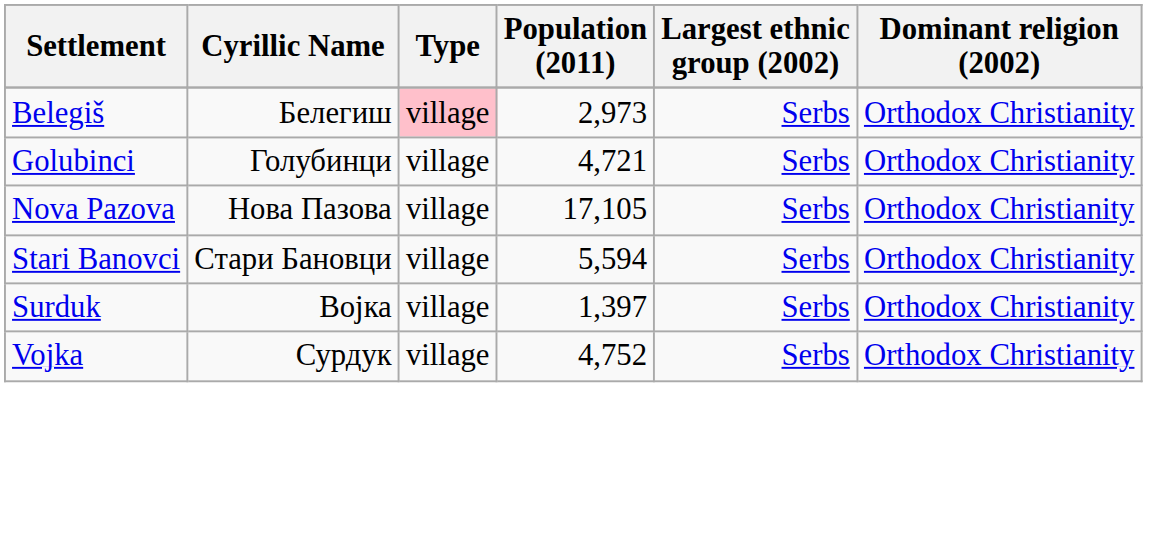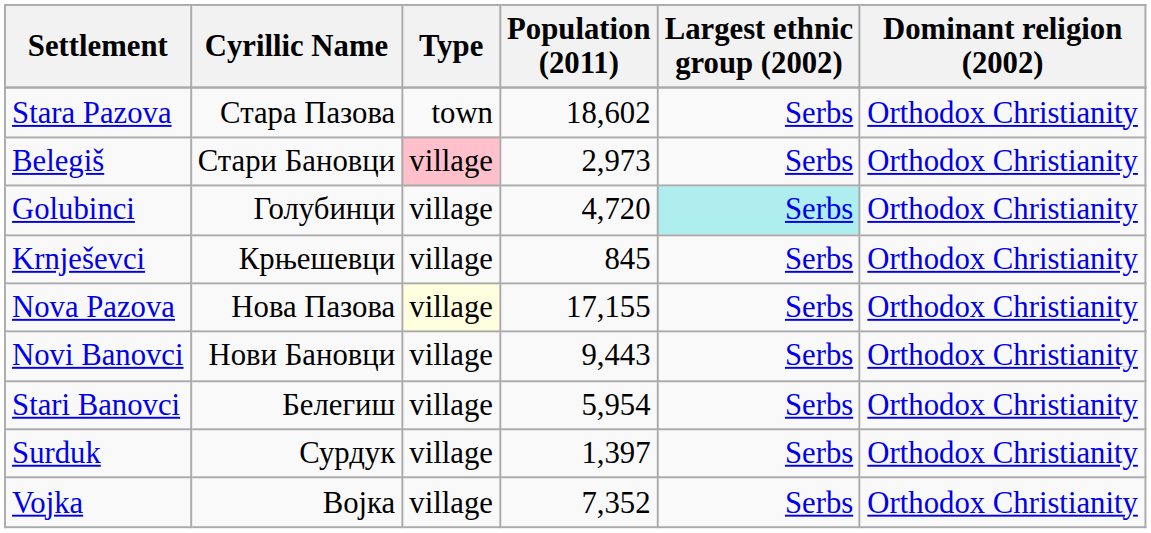+ row: (92, 112)
(335, 112) Белегиш -> (296, 160) Стари Бановци
(613, 160) 4,721 -> (616, 209) 4,720
(816, 160) no background -> (819, 209) paleturquoise background
+ row: (79, 258)
(448, 209) no background -> (451, 307) lightyellow background
(605, 209) 17,105 -> (608, 307) 17,155
+ row: (98, 355)
(293, 258) Стари Бановци -> (339, 404) Белегиш
(613, 258) 5,594 -> (616, 404) 5,954
(356, 307) Војка -> (347, 453) Сурдук
(344, 355) Сурдук -> (359, 501) Војка
(613, 355) 4,752 -> (616, 501) 7,352
